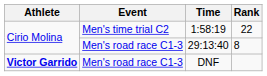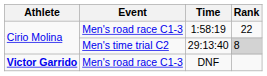(126, 30) Men's time trial C2 -> (133, 30) Men's road race C1-3
(133, 46) Men's road race C1-3 -> (126, 46) Men's time trial C2
(237, 46) no background -> (237, 46) lightgrey background
